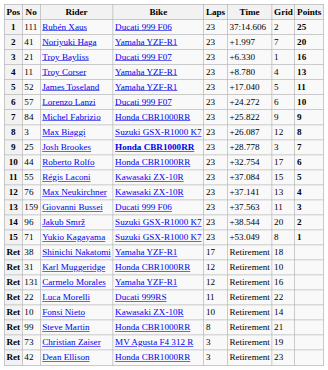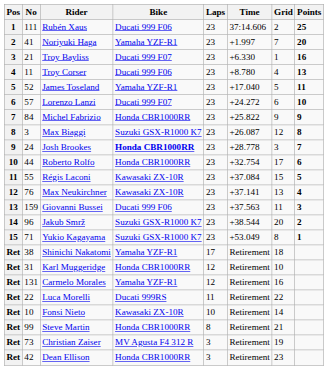(146, 72) Yamaha YZF-R1 -> (143, 72) Ducati 999 F06
(29, 147) 25 -> (29, 147) 24
